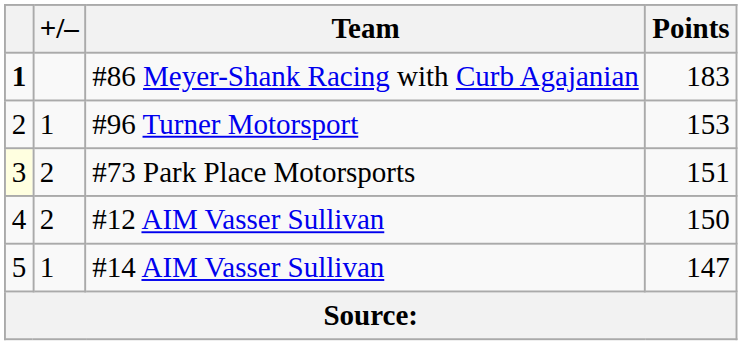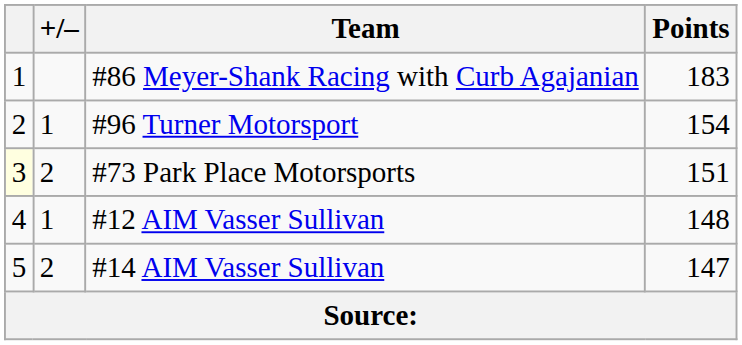(19, 76) bold -> (19, 76) normal
(708, 124) 153 -> (708, 124) 154
(47, 220) 2 -> (47, 220) 1
(708, 220) 150 -> (708, 220) 148
(47, 267) 1 -> (47, 267) 2
